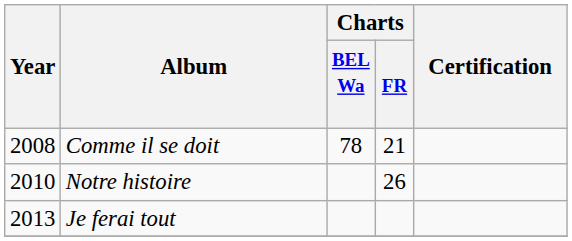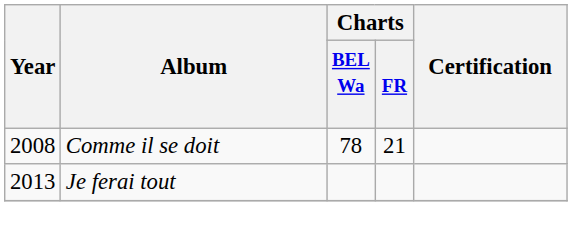- row: (128, 181)
